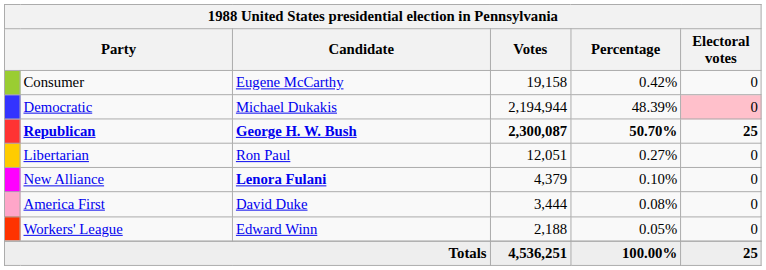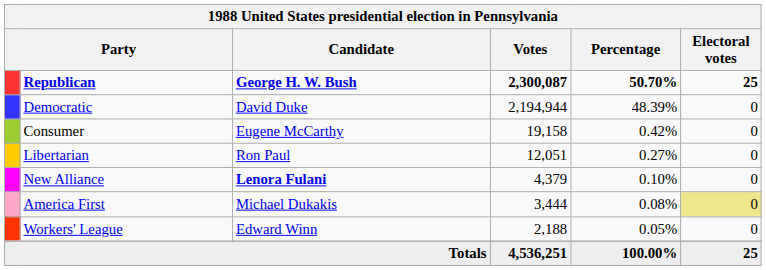rows swapped: (60, 131) <-> (54, 82)
(286, 107) Michael Dukakis -> (272, 107) David Duke
(754, 107) pink background -> (754, 107) no background
(272, 204) David Duke -> (286, 204) Michael Dukakis
(754, 204) no background -> (754, 204) khaki background
